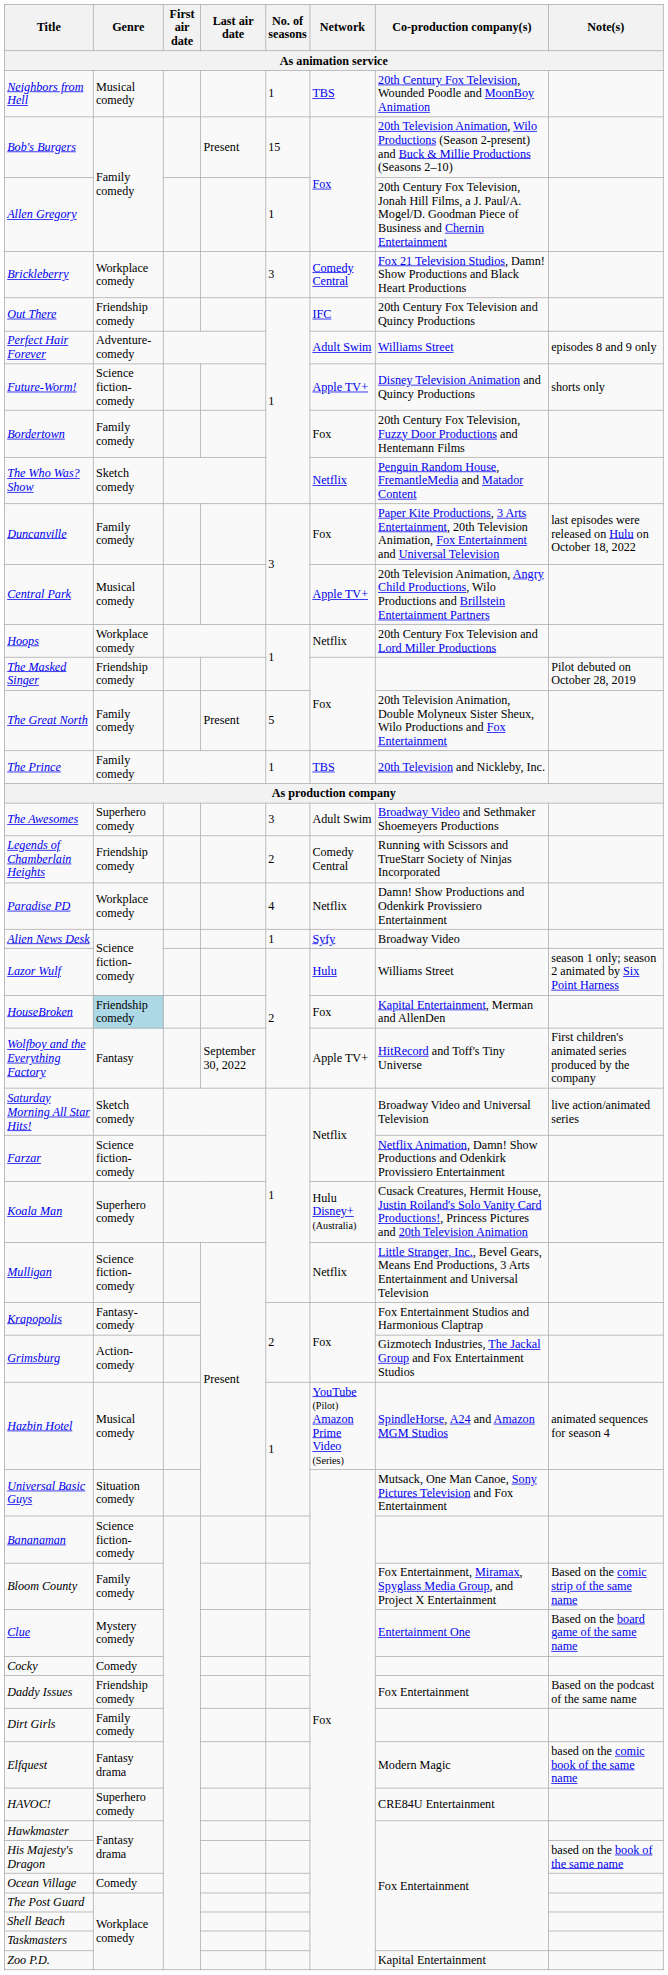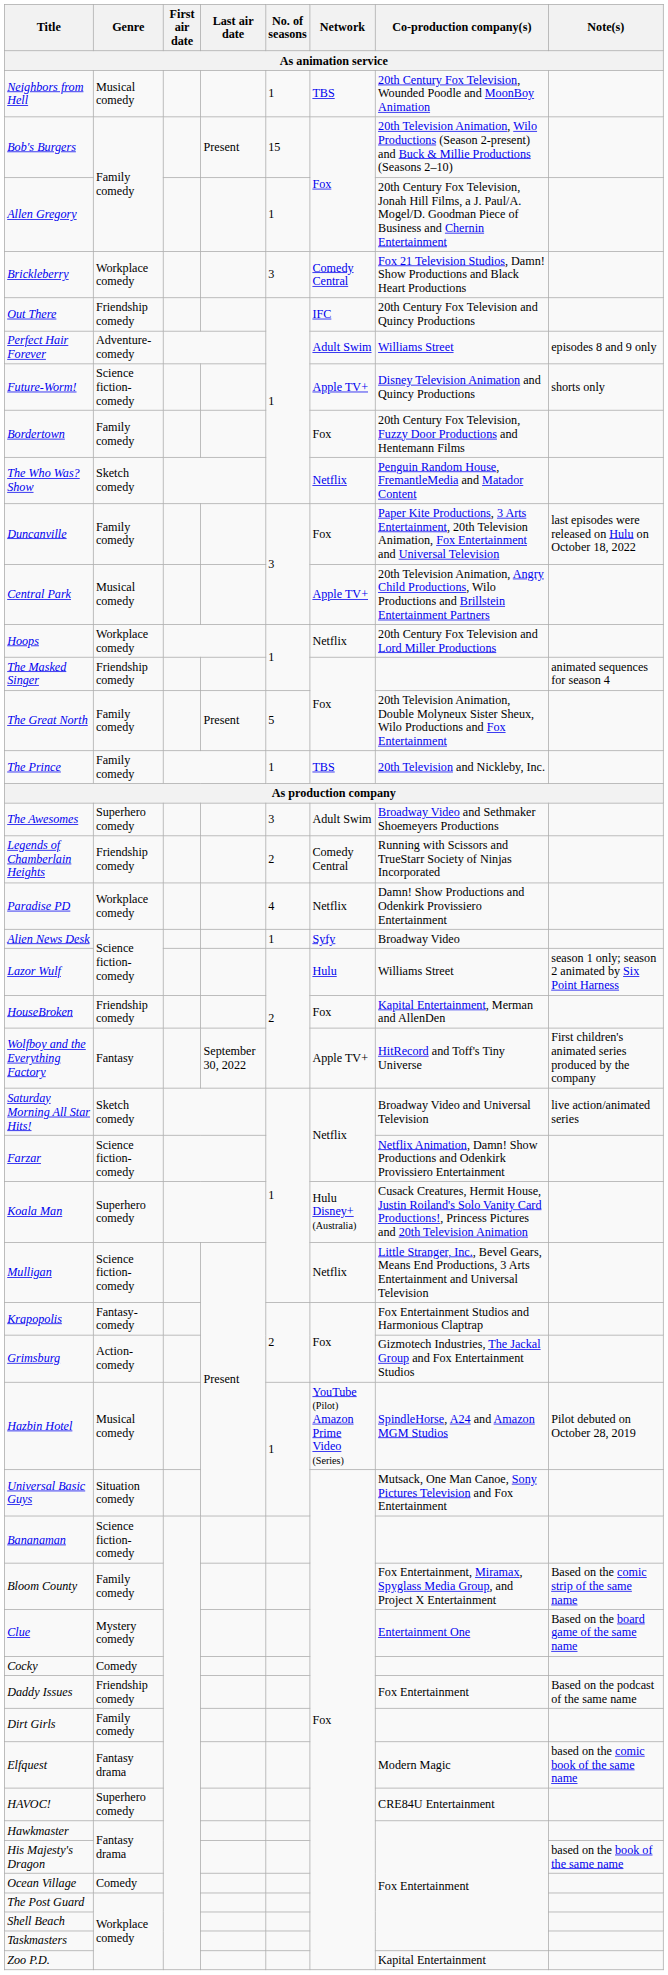(594, 674) Pilot debuted on October 28, 2019 -> (600, 674) animated sequences for season 4
(122, 1011) lightblue background -> (122, 1011) no background
(600, 1425) animated sequences for season 4 -> (594, 1425) Pilot debuted on October 28, 2019
